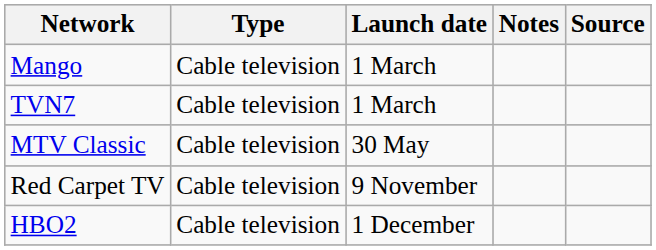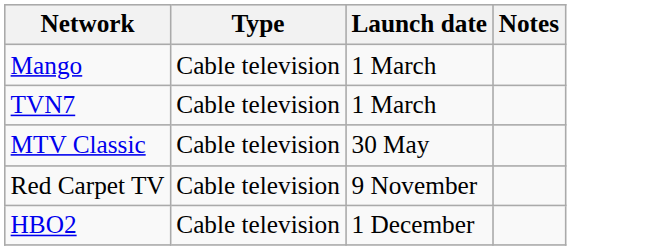- column: (608, 24)
